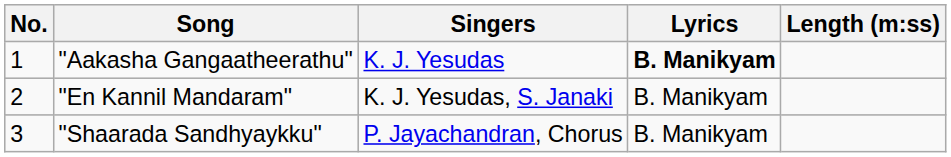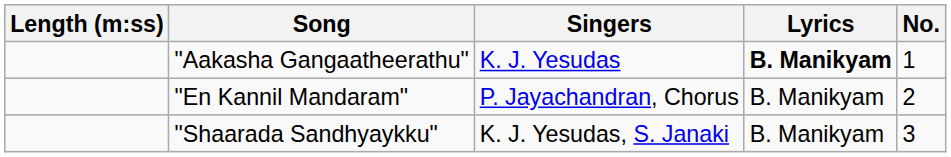columns swapped: (29, 23) <-> (863, 23)
(488, 97) K. J. Yesudas, S. Janaki -> (609, 97) P. Jayachandran, Chorus
(493, 134) P. Jayachandran, Chorus -> (604, 134) K. J. Yesudas, S. Janaki
